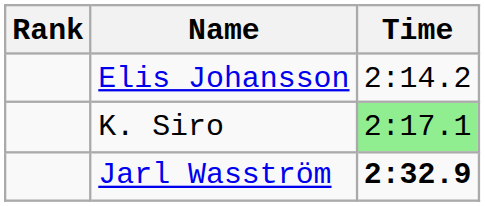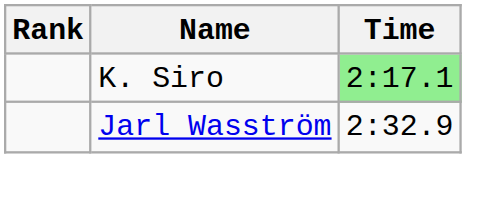- row: (224, 78)
(418, 176) bold -> (400, 127) normal
